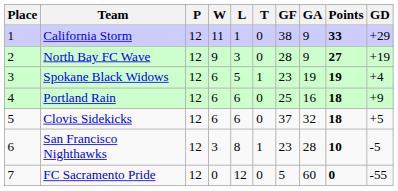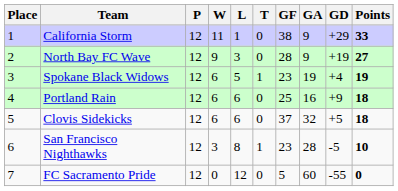columns swapped: (380, 14) <-> (346, 14)
